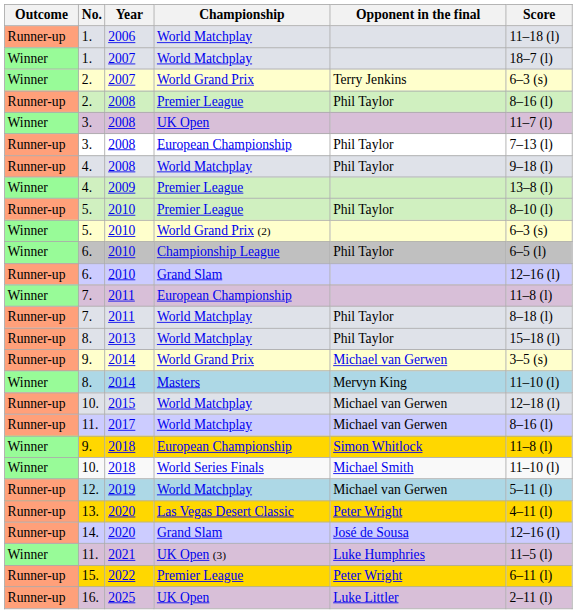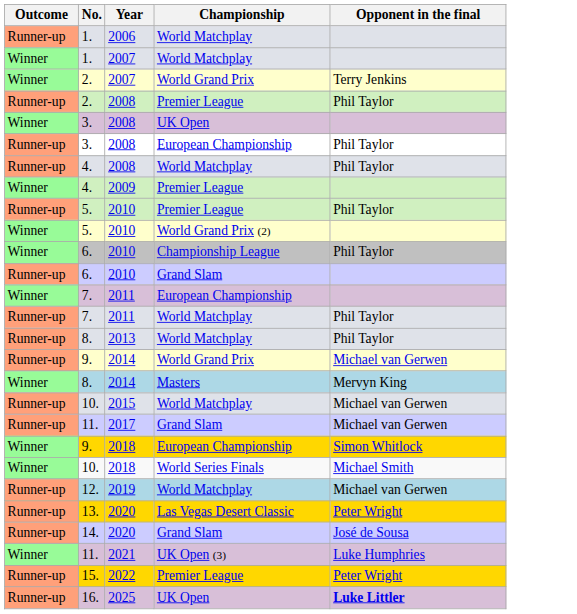- column: (539, 15)
(205, 425) World Matchplay -> (190, 425) Grand Slam
(366, 597) normal -> (369, 597) bold
